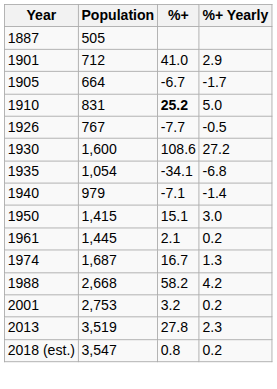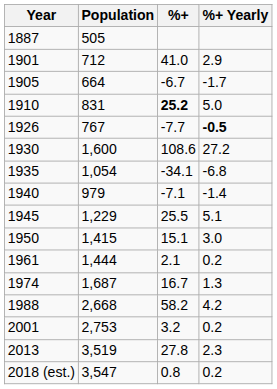(215, 127) normal -> (215, 127) bold
+ row: (23, 216)
(99, 238) 1,445 -> (99, 261) 1,444
